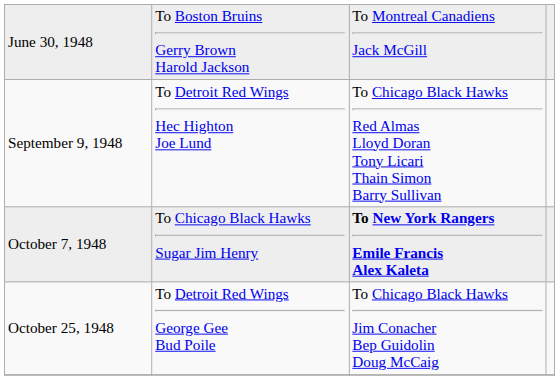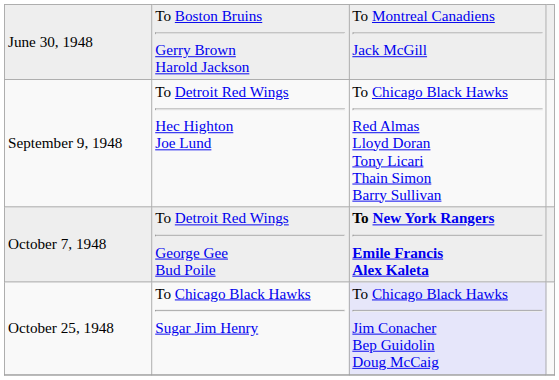(250, 235) To Chicago Black Hawks Sugar Jim Henry -> (250, 244) To Detroit Red Wings George Gee Bud Poile
(250, 319) To Detroit Red Wings George Gee Bud Poile -> (250, 311) To Chicago Black Hawks Sugar Jim Henry
(447, 328) no background -> (447, 328) lavender background
